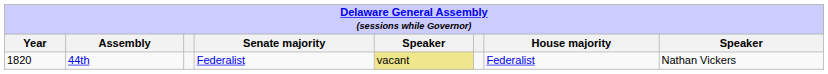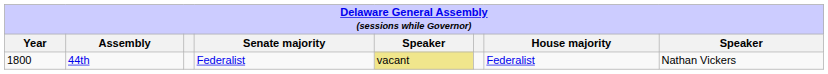(19, 60) 1820 -> (19, 60) 1800
